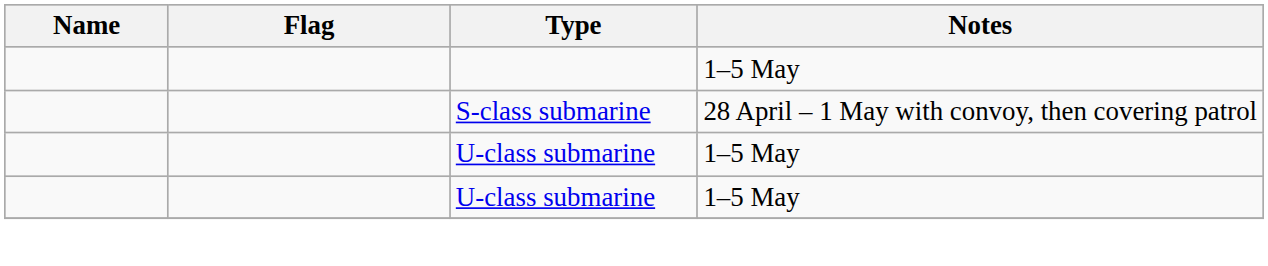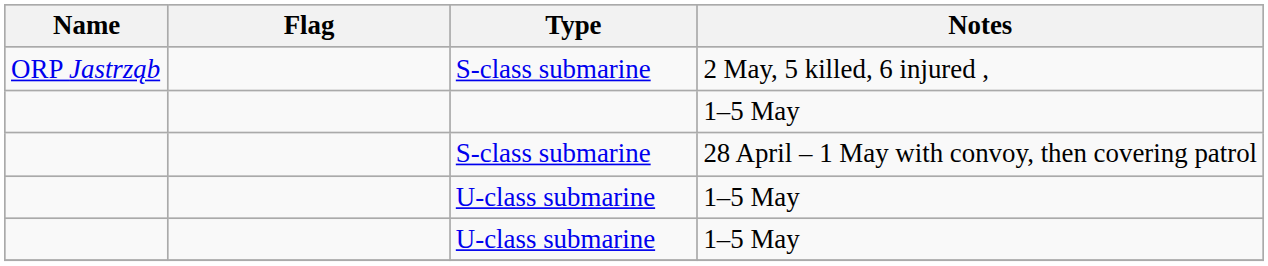+ row: (553, 68)
